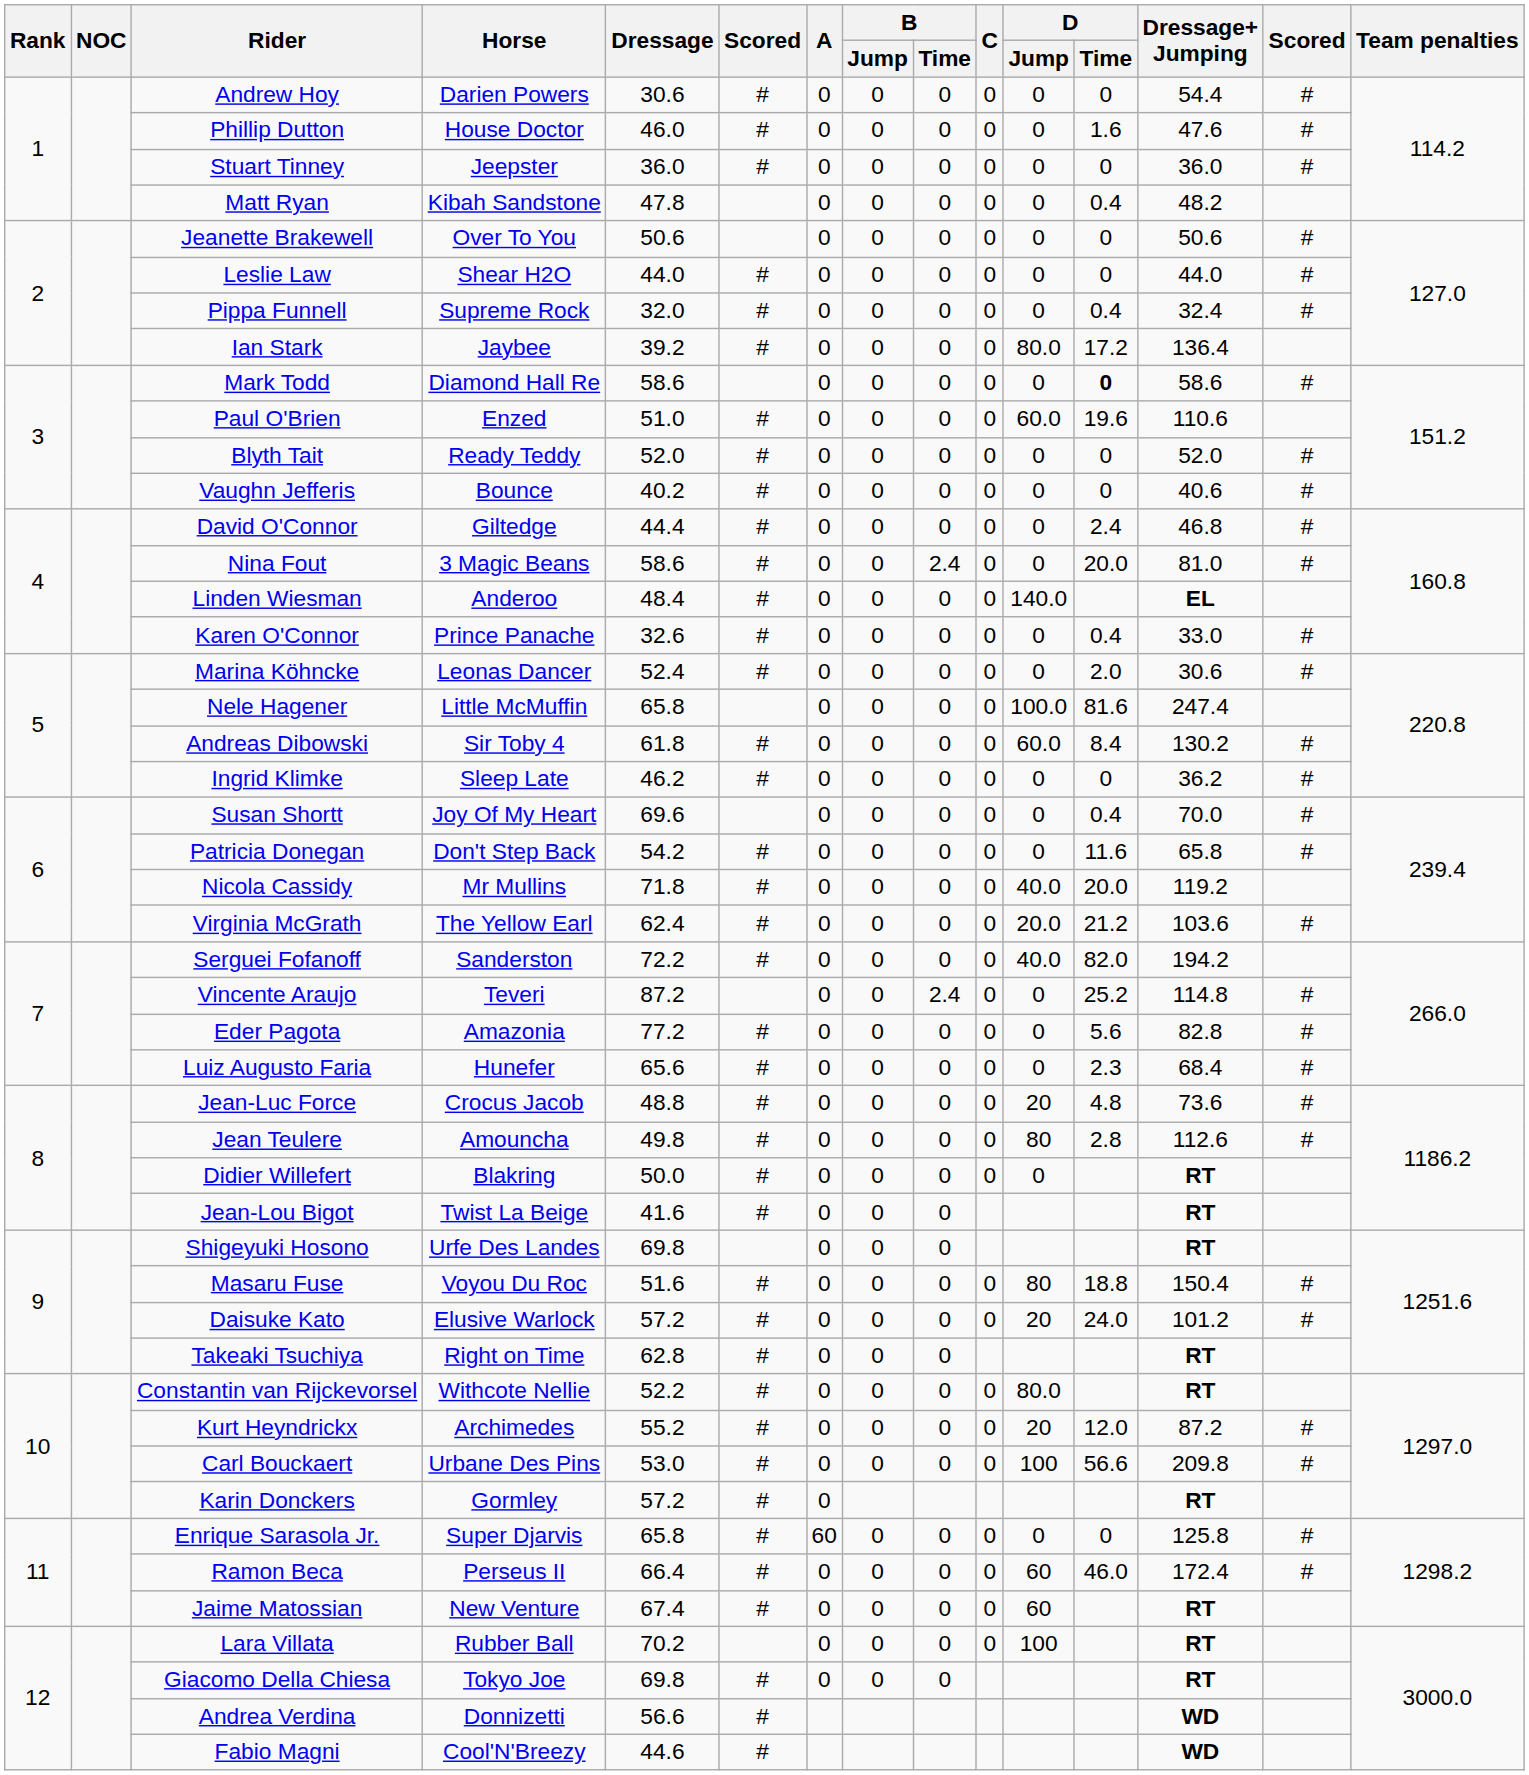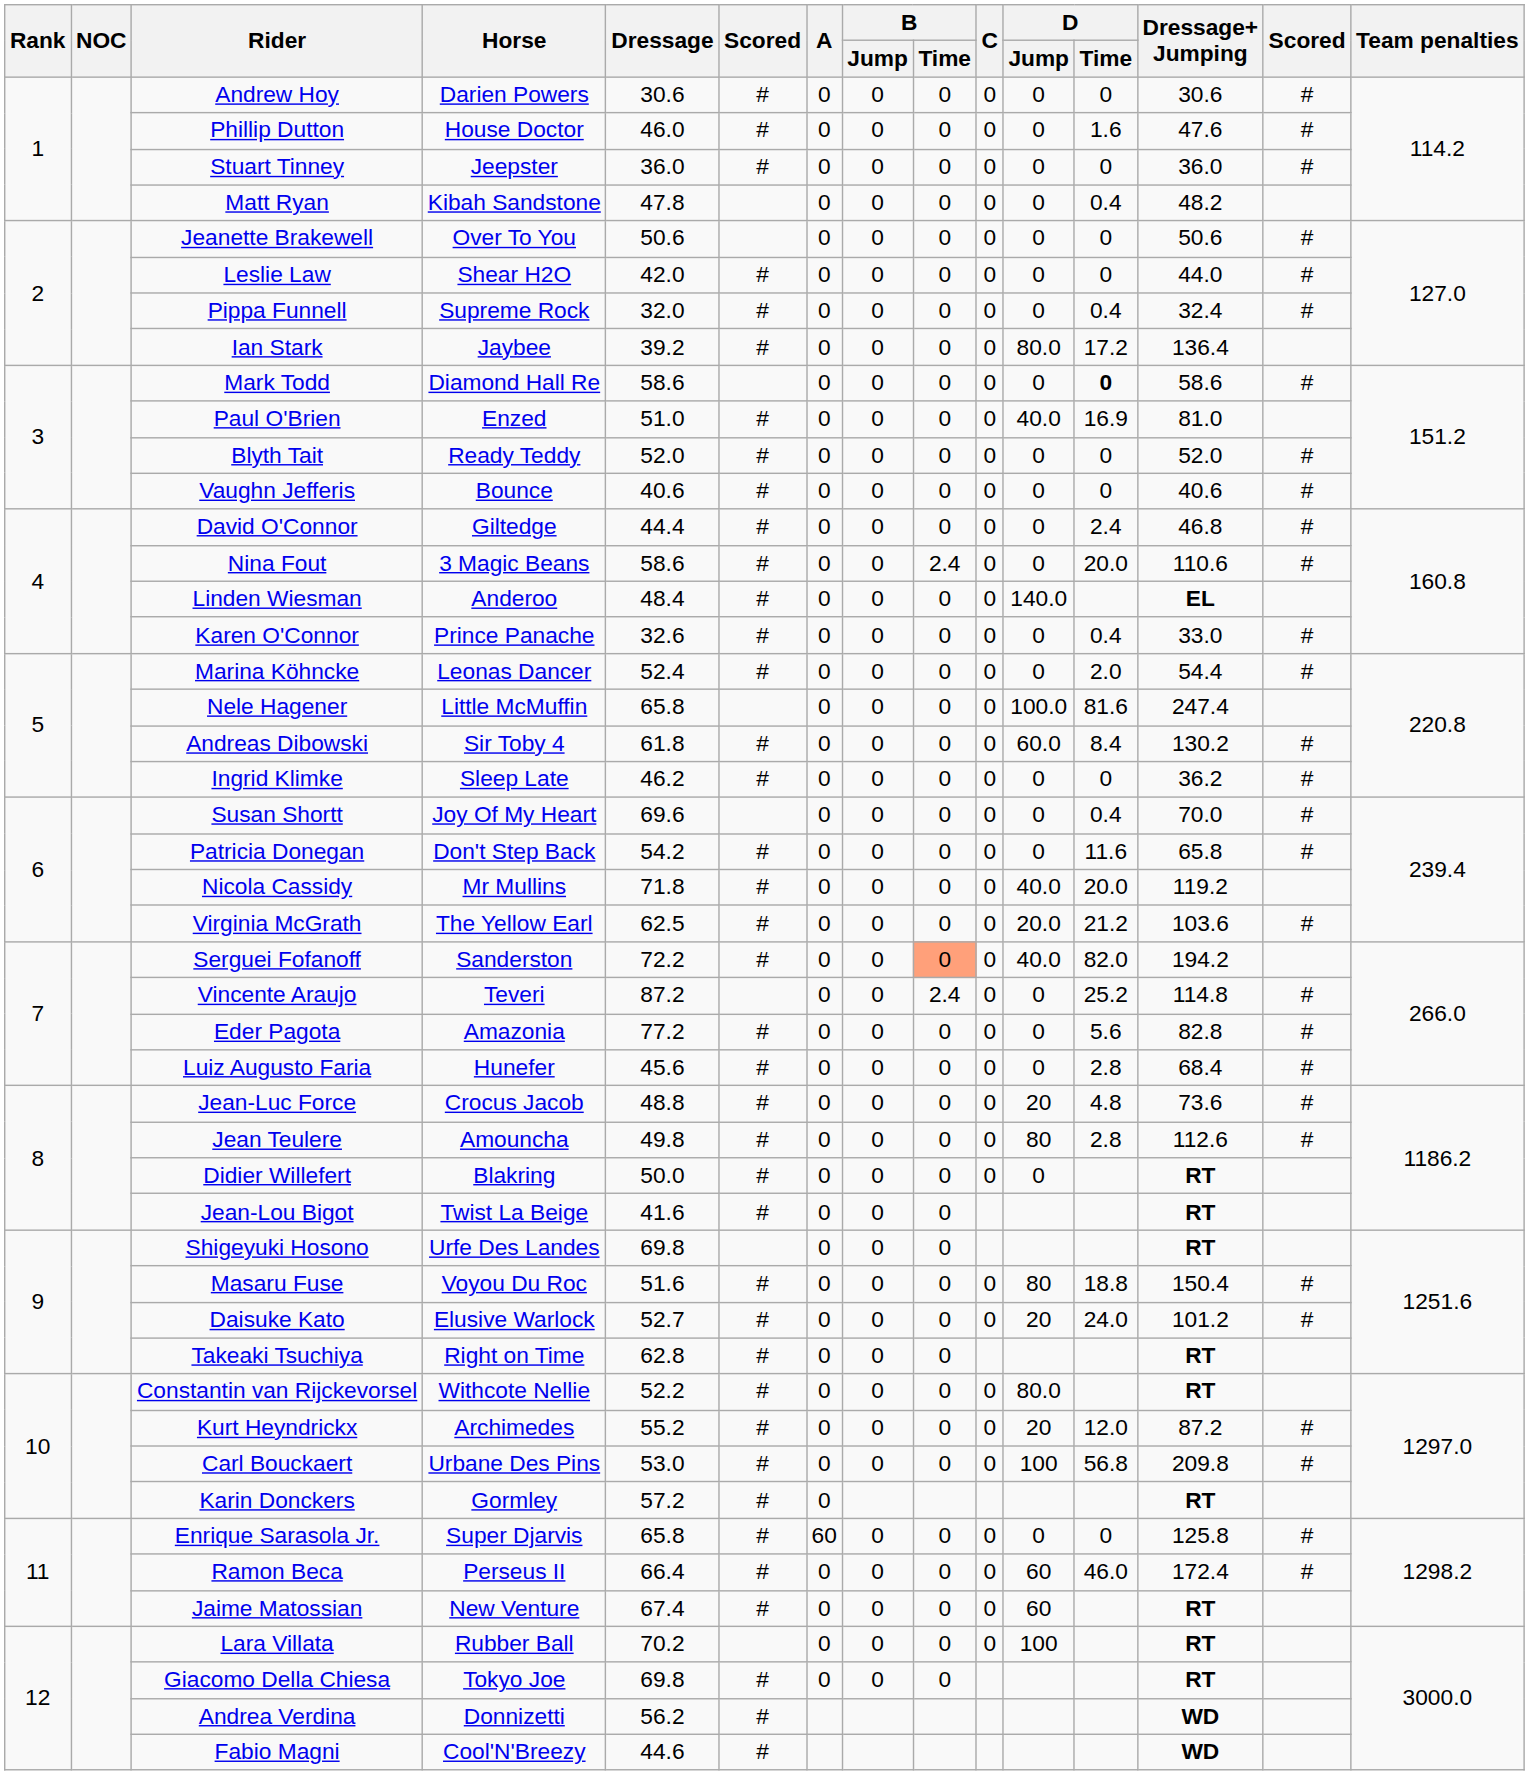(1200, 94) 54.4 -> (1200, 94) 30.6
(662, 274) 44.0 -> (662, 274) 42.0
(1039, 418) 60.0 -> (1039, 418) 40.0
(1106, 418) 19.6 -> (1106, 418) 16.9
(1200, 418) 110.6 -> (1200, 418) 81.0
(662, 490) 40.2 -> (662, 490) 40.6
(1200, 563) 81.0 -> (1200, 563) 110.6
(1200, 671) 30.6 -> (1200, 671) 54.4
(662, 923) 62.4 -> (662, 923) 62.5
(945, 959) no background -> (945, 959) lightsalmon background
(662, 1067) 65.6 -> (662, 1067) 45.6
(1106, 1067) 2.3 -> (1106, 1067) 2.8
(662, 1319) 57.2 -> (662, 1319) 52.7
(1106, 1463) 56.6 -> (1106, 1463) 56.8
(662, 1716) 56.6 -> (662, 1716) 56.2
